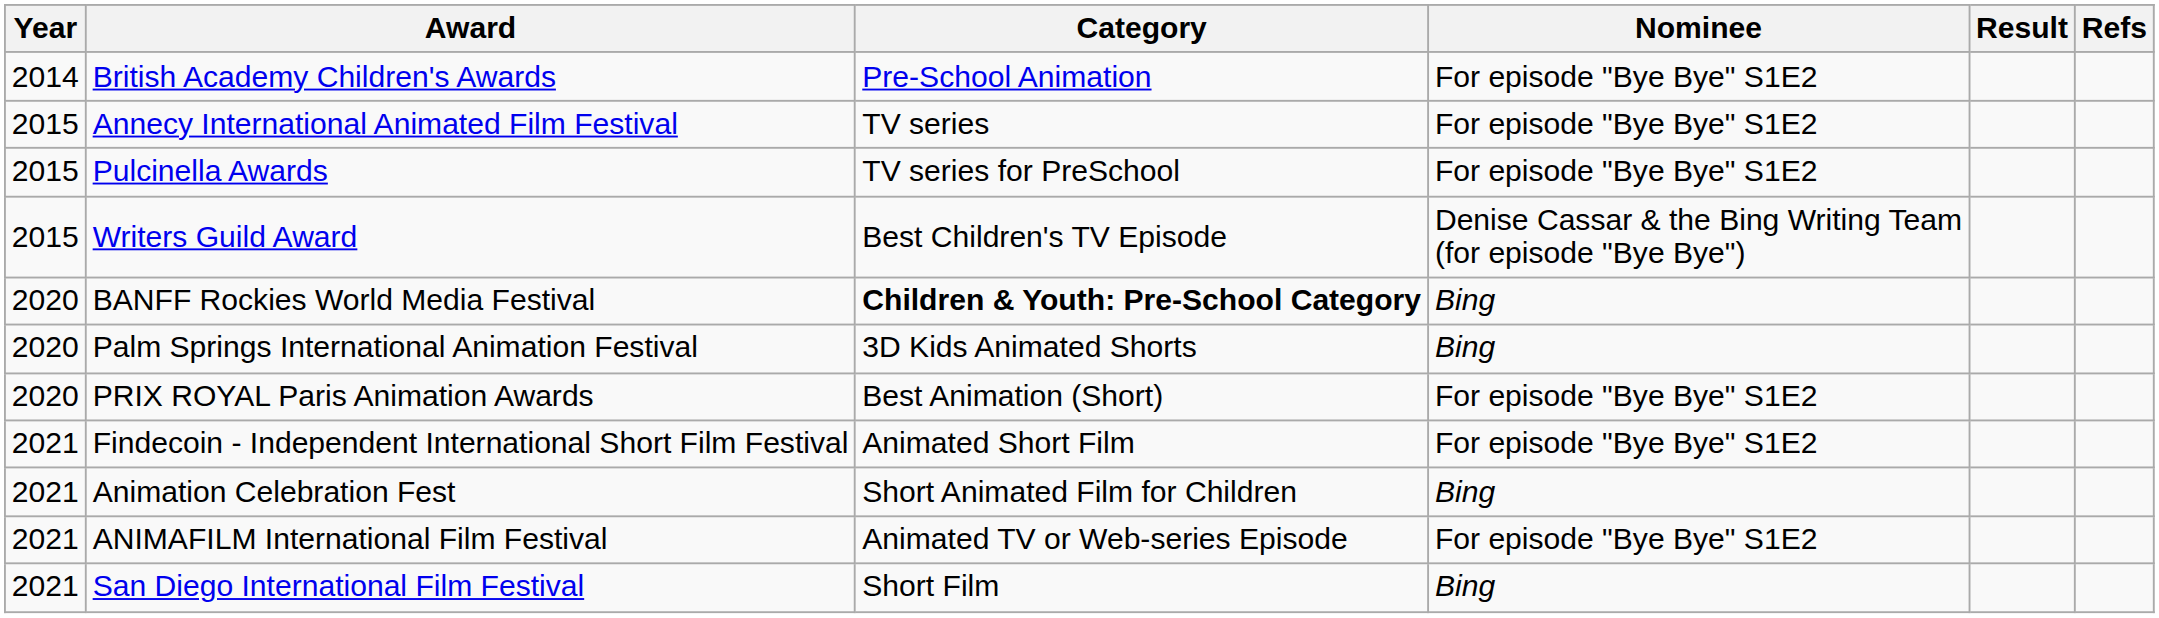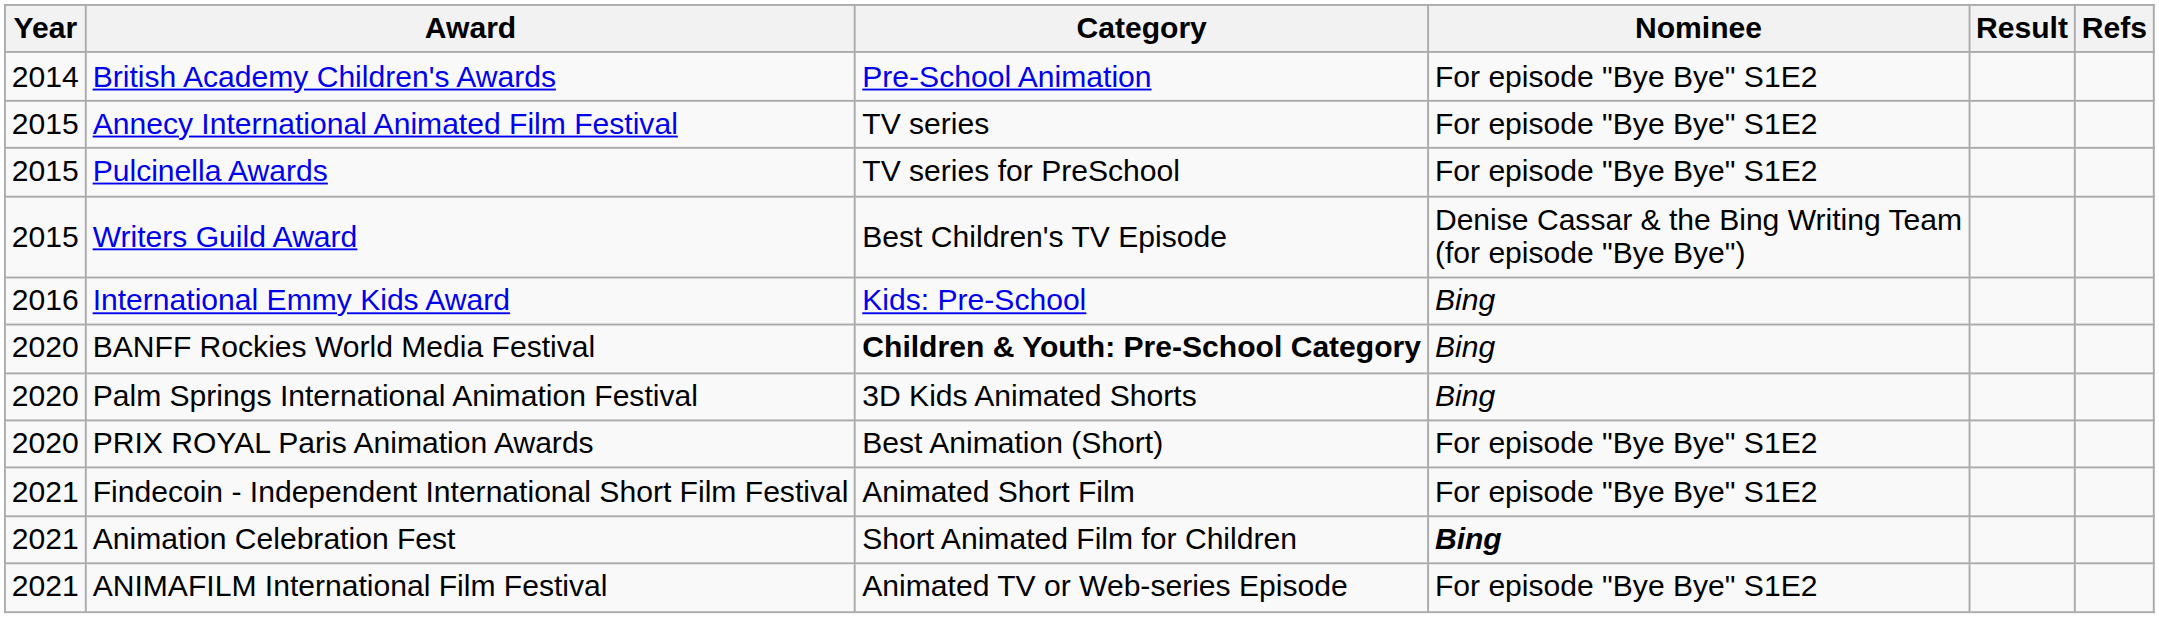+ row: (301, 300)
(1465, 491) normal -> (1468, 539) bold
- row: (338, 586)
